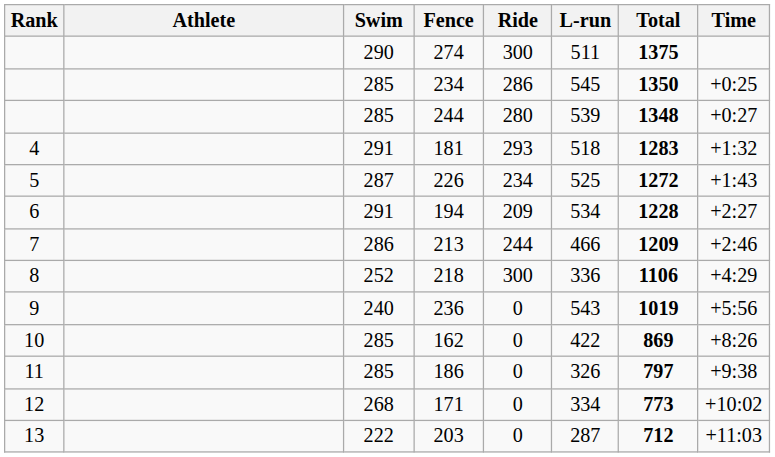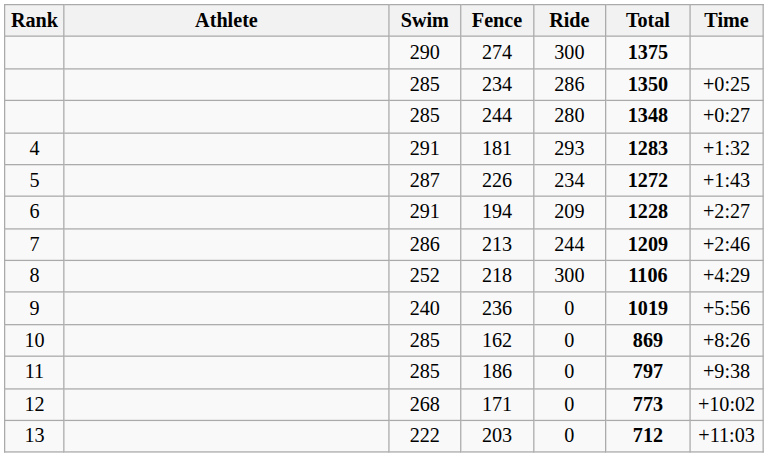- column: (585, 20)
